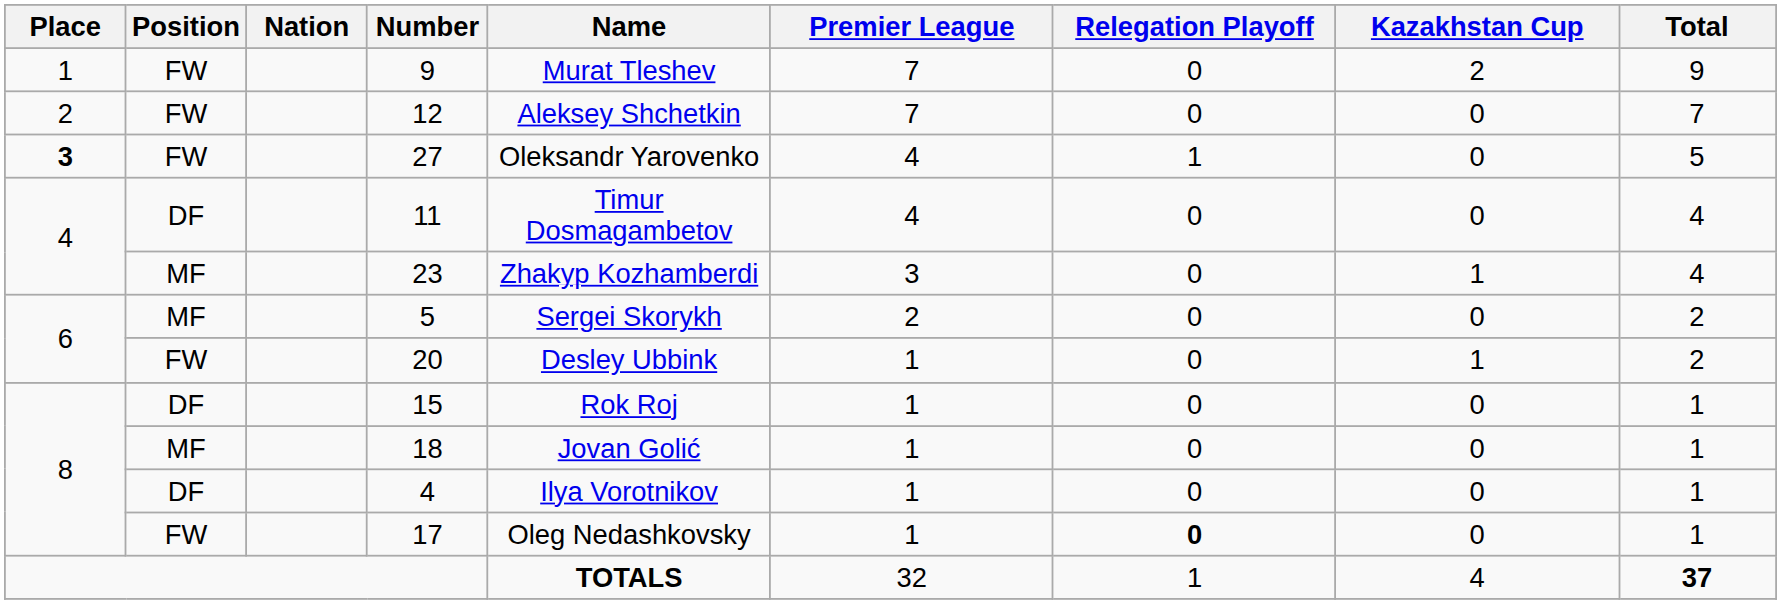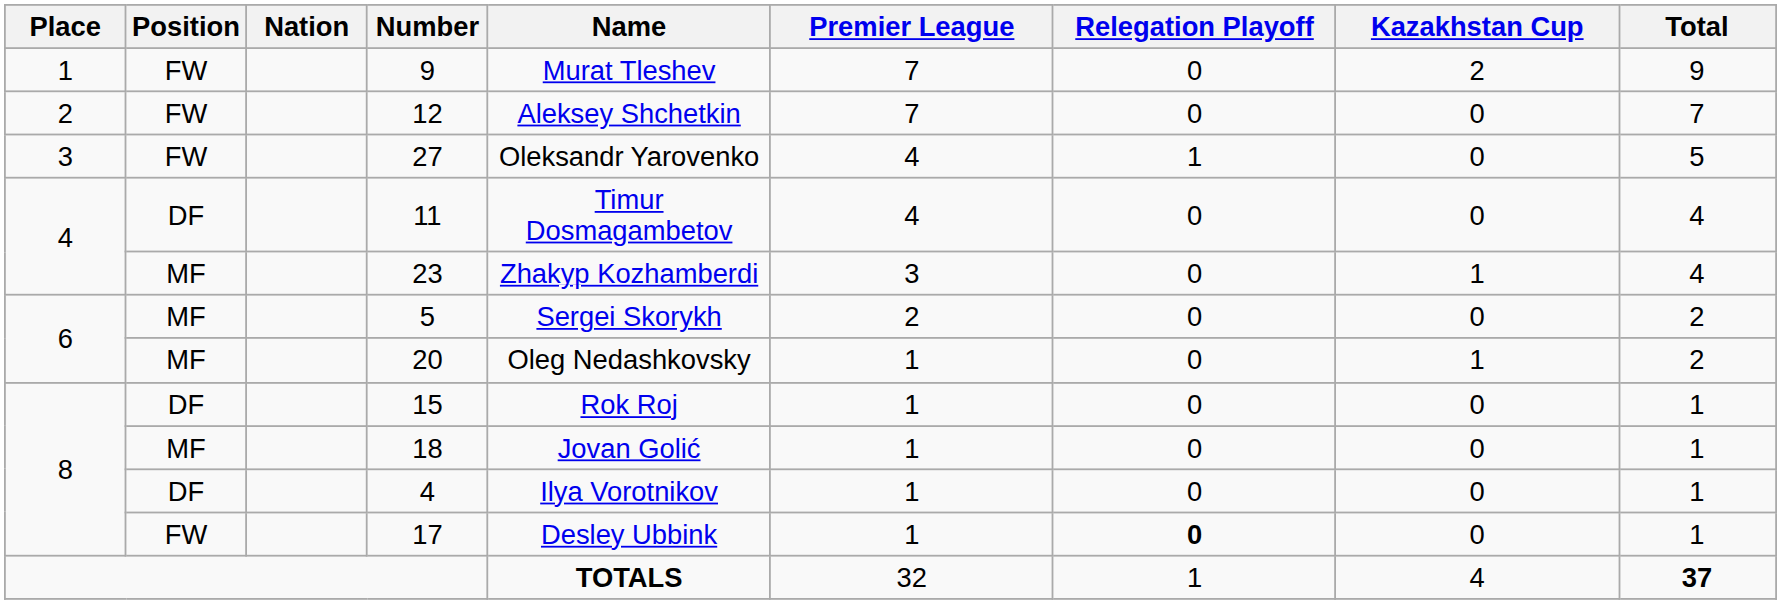(65, 157) bold -> (65, 157) normal
(186, 361) FW -> (186, 361) MF
(629, 361) Desley Ubbink -> (629, 361) Oleg Nedashkovsky
(629, 534) Oleg Nedashkovsky -> (629, 534) Desley Ubbink
